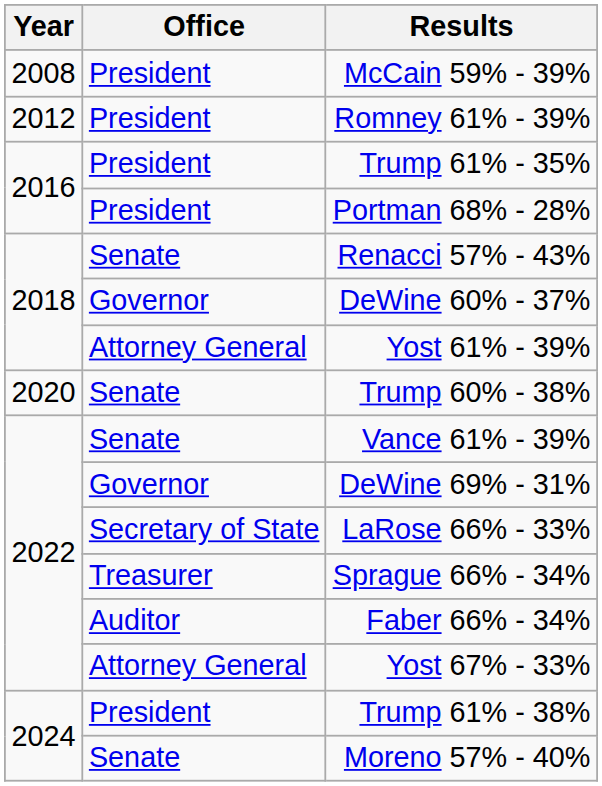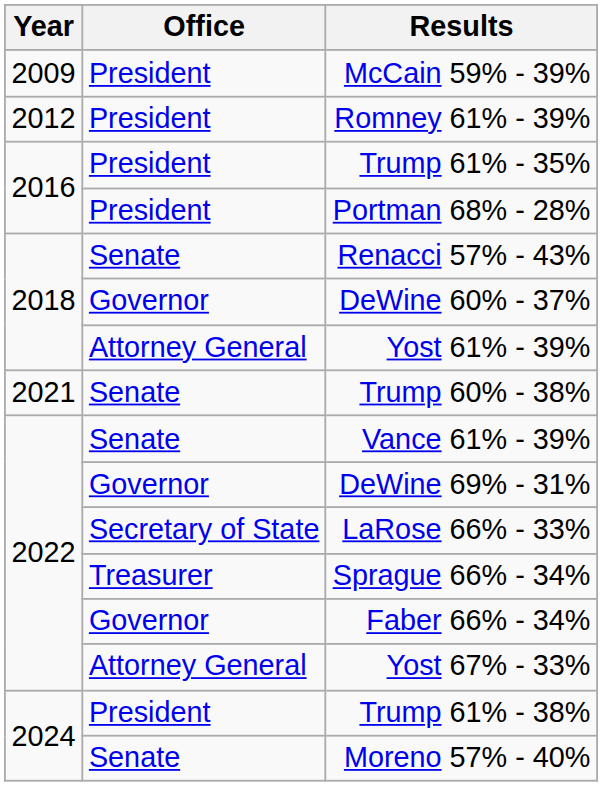(44, 73) 2008 -> (44, 73) 2009
(44, 392) 2020 -> (44, 392) 2021
(135, 621) Auditor -> (149, 621) Governor
